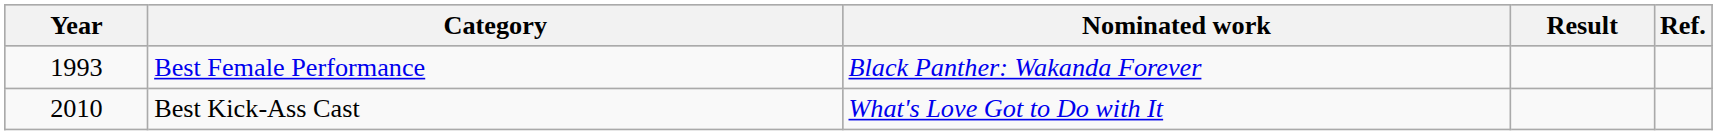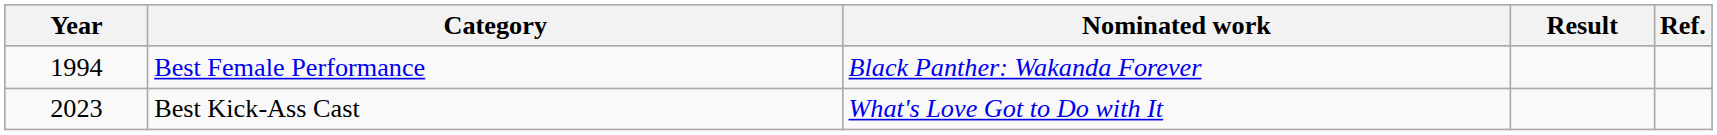(76, 66) 1993 -> (76, 66) 1994
(76, 108) 2010 -> (76, 108) 2023
